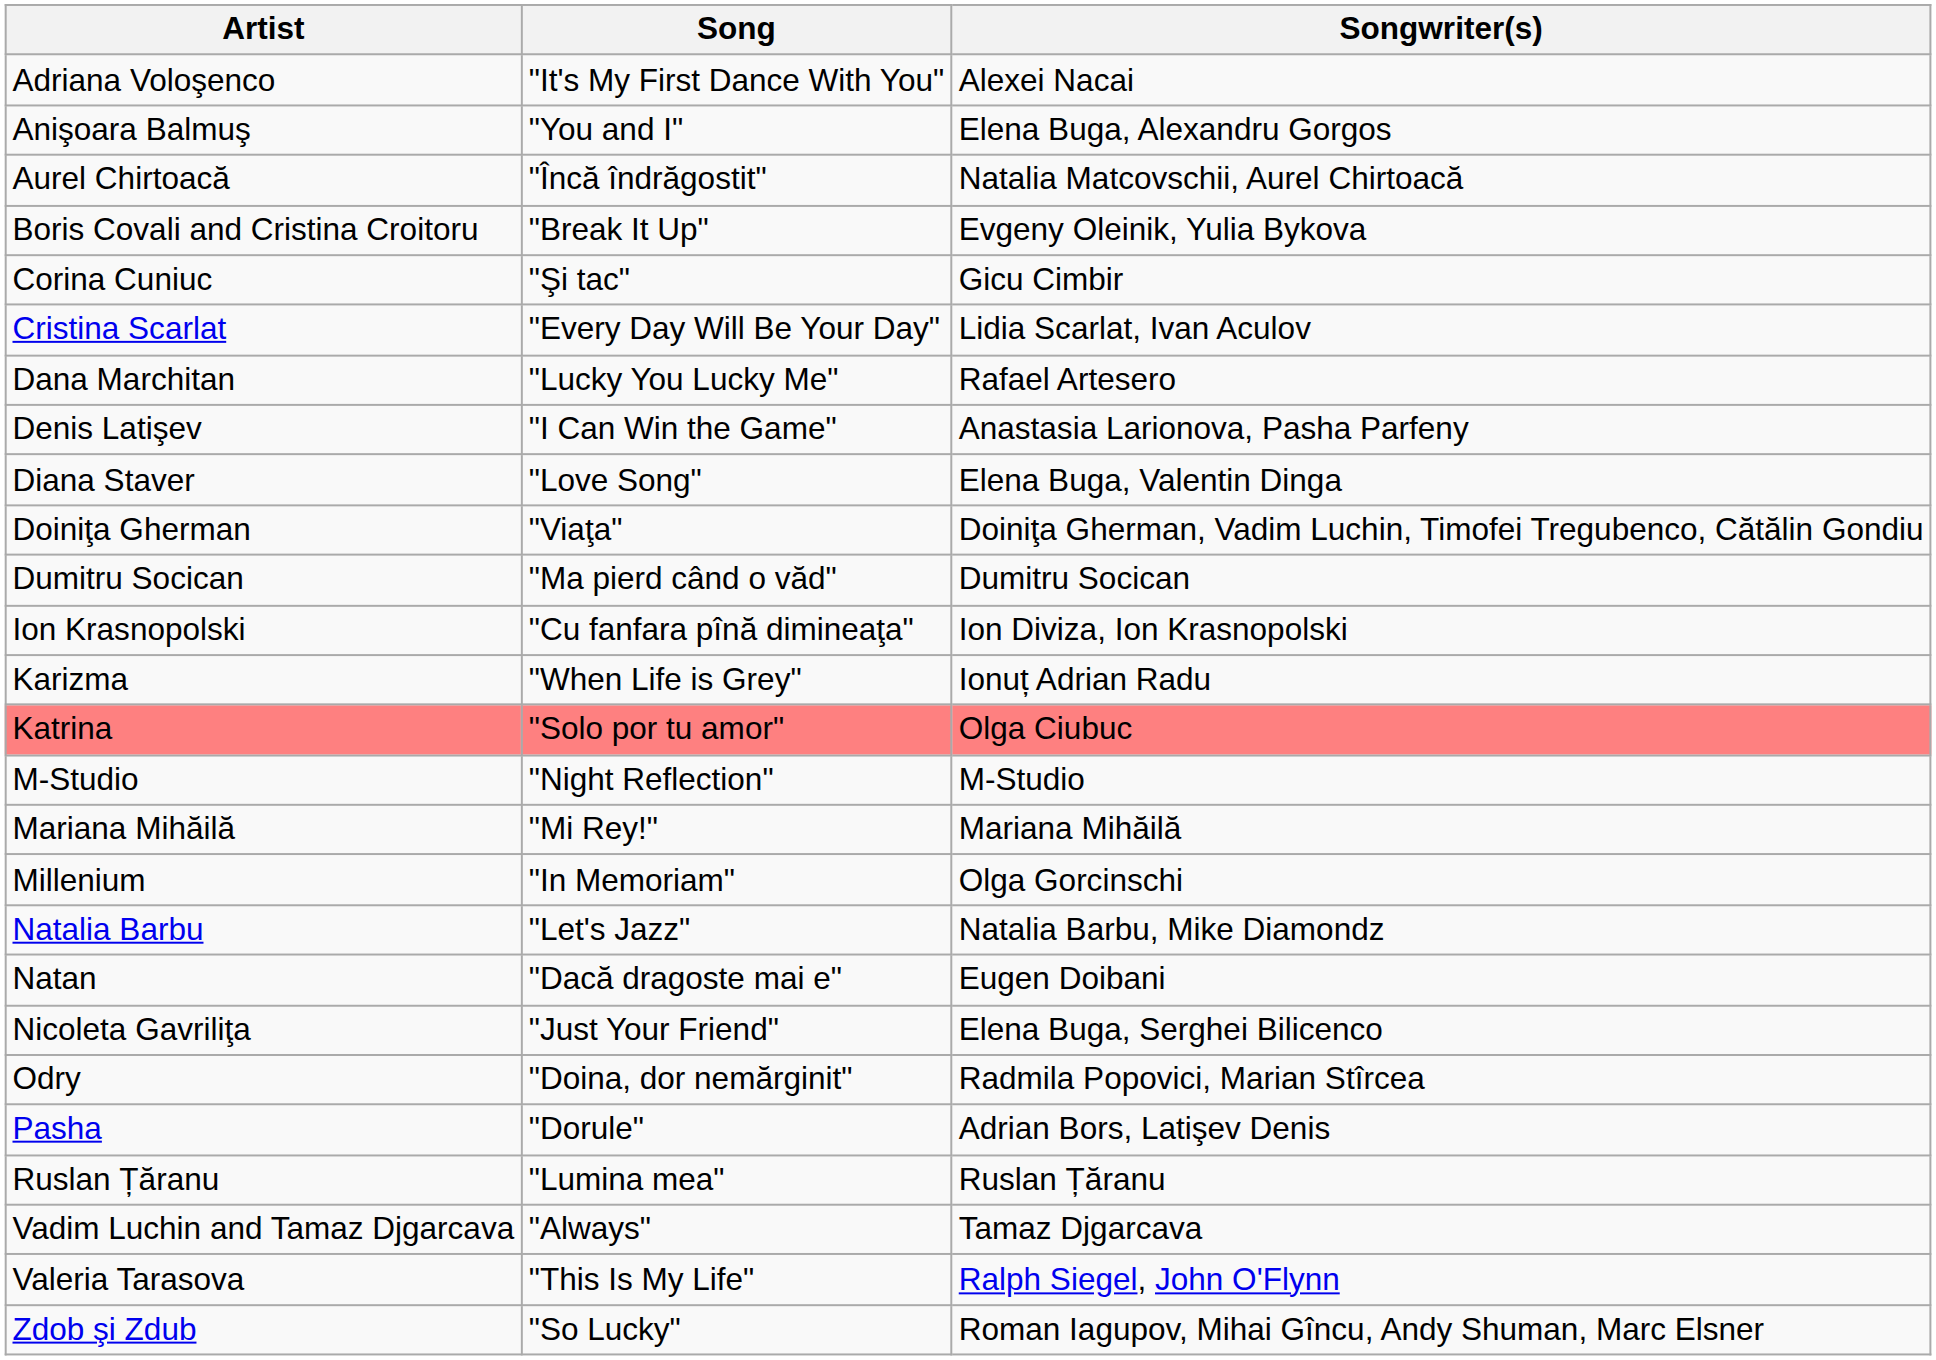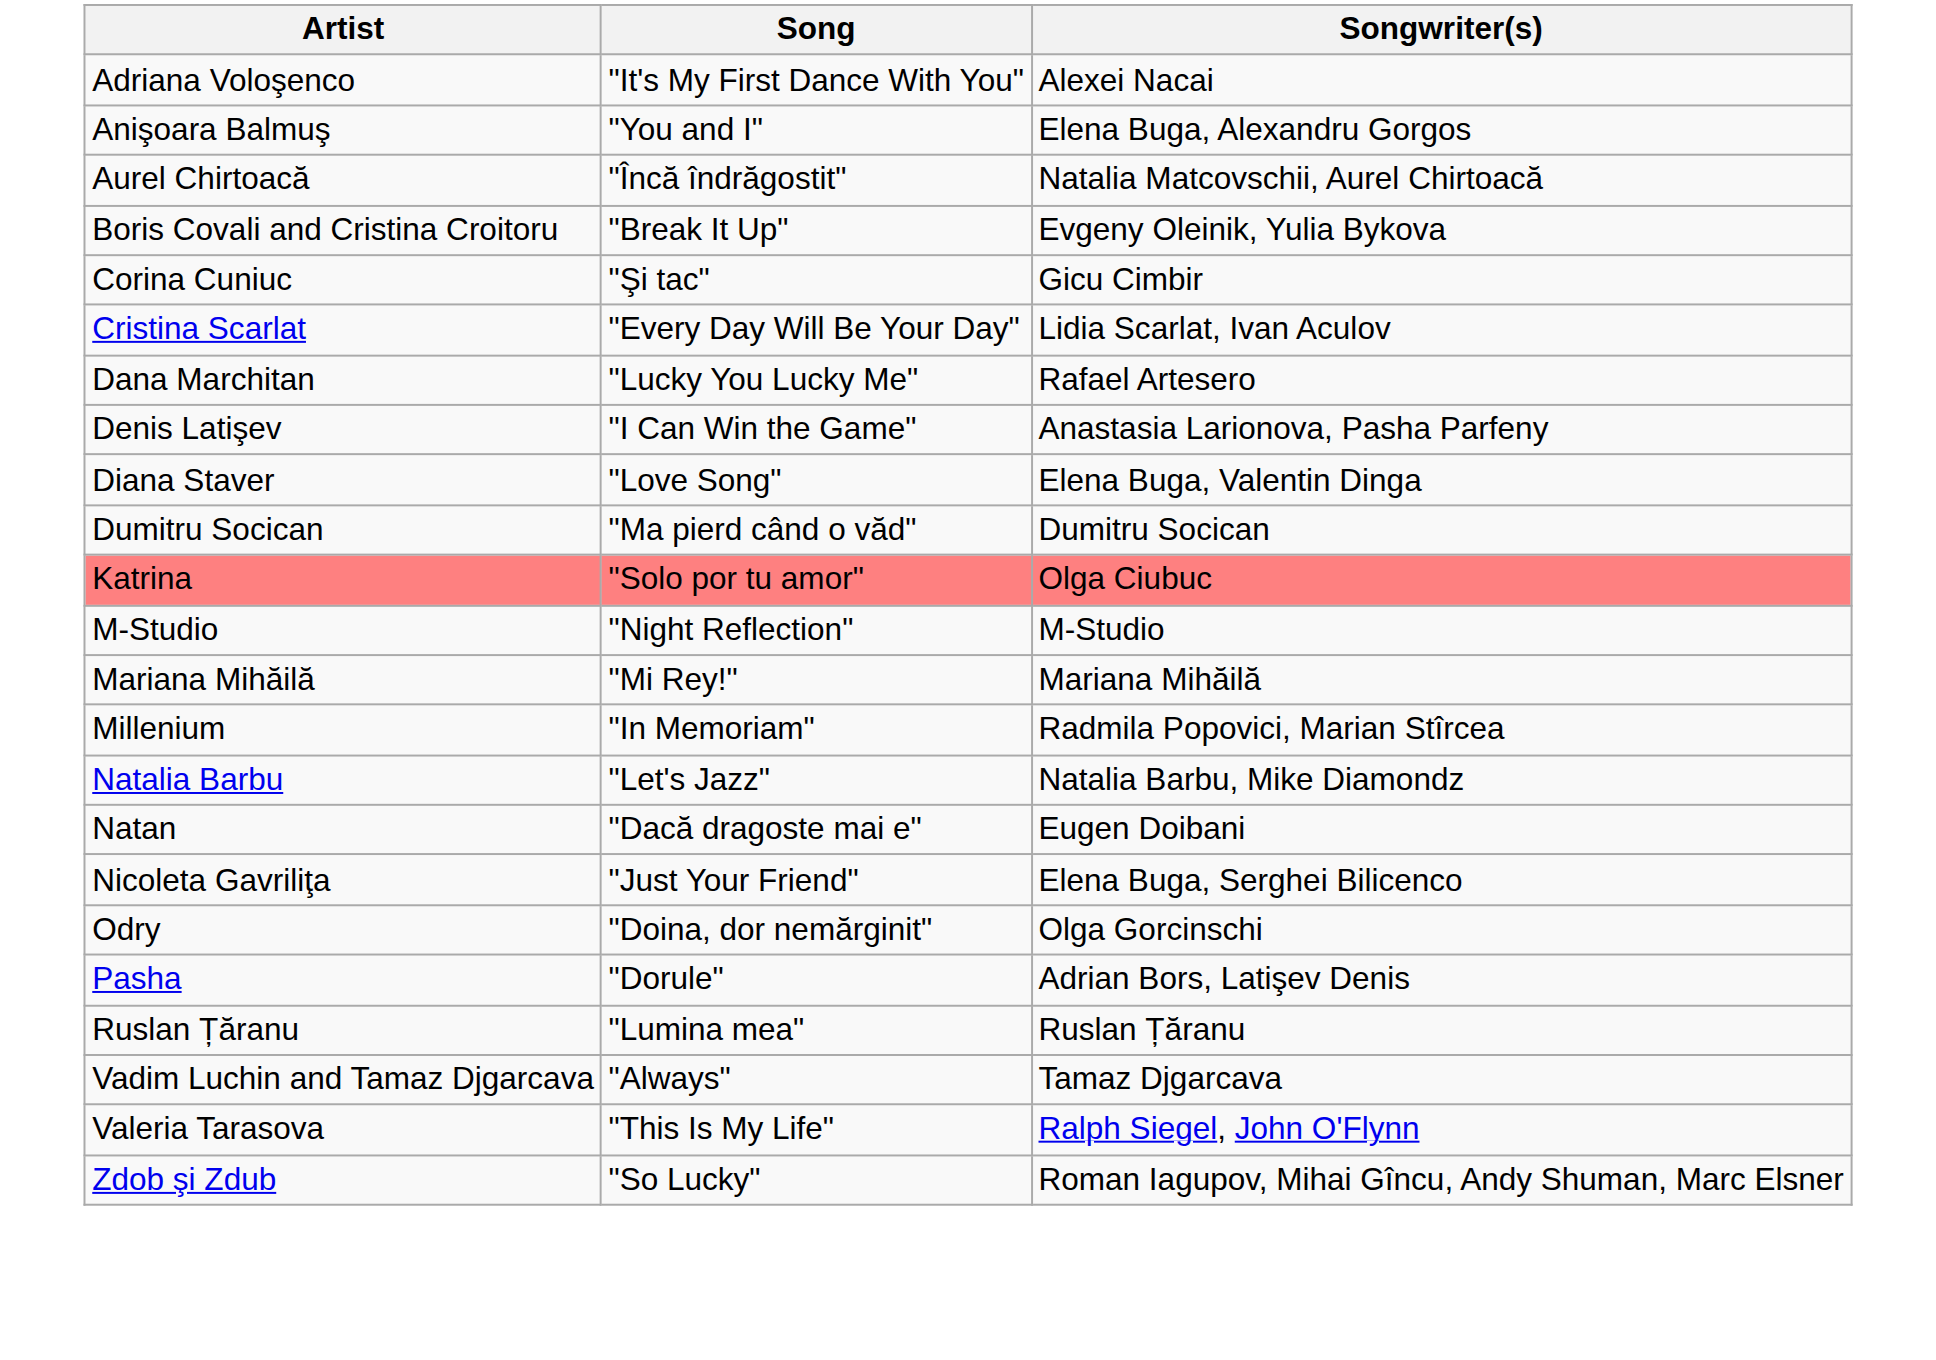- row: (132, 529)
- row: (129, 629)
- row: (70, 679)
(1071, 879) Olga Gorcinschi -> (1271, 729) Radmila Popovici, Marian Stîrcea
(1192, 1079) Radmila Popovici, Marian Stîrcea -> (1151, 929) Olga Gorcinschi
